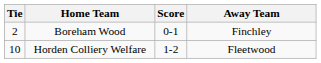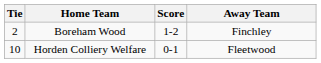(171, 31) 0-1 -> (171, 31) 1-2
(171, 49) 1-2 -> (171, 49) 0-1
